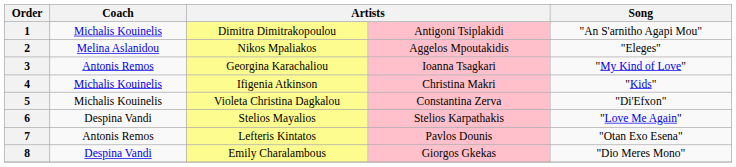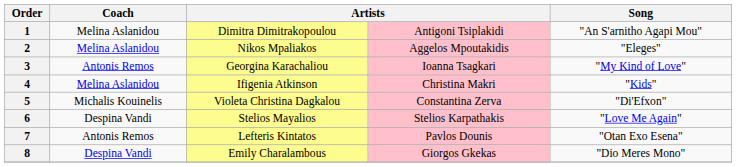(118, 31) Michalis Kouinelis -> (118, 31) Melina Aslanidou
(118, 83) Michalis Kouinelis -> (118, 83) Melina Aslanidou
